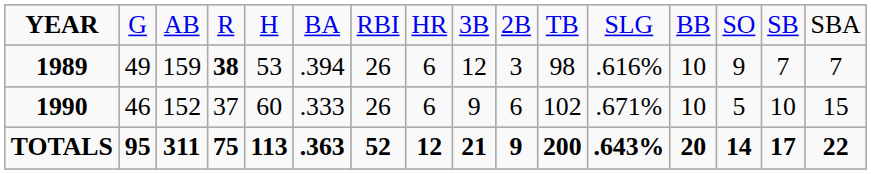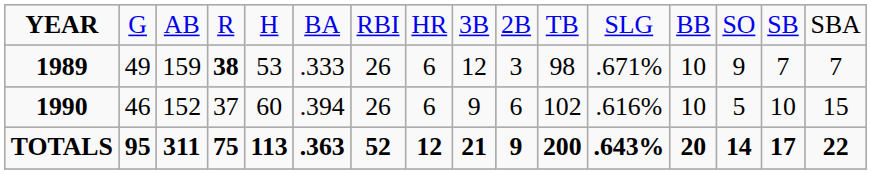(322, 65) .394 -> (322, 65) .333
(629, 65) .616% -> (629, 65) .671%
(322, 106) .333 -> (322, 106) .394
(629, 106) .671% -> (629, 106) .616%
